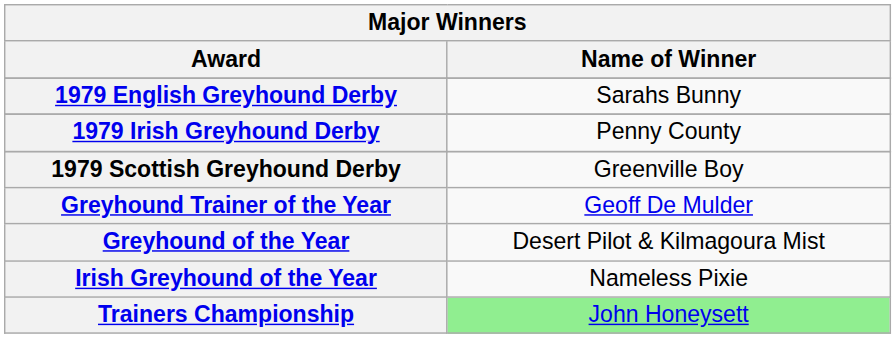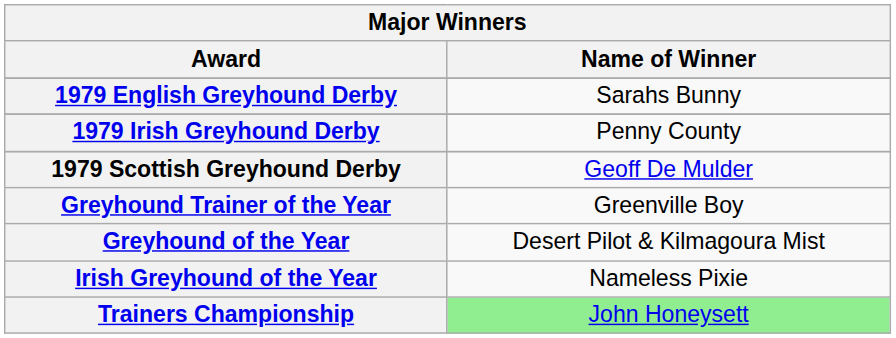(669, 168) Greenville Boy -> (669, 168) Geoff De Mulder
(669, 205) Geoff De Mulder -> (669, 205) Greenville Boy
